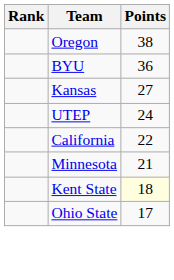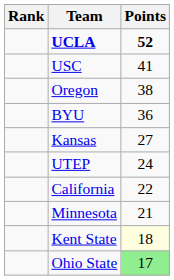+ row: (73, 41)
+ row: (67, 66)
(145, 213) no background -> (145, 262) lightgreen background
